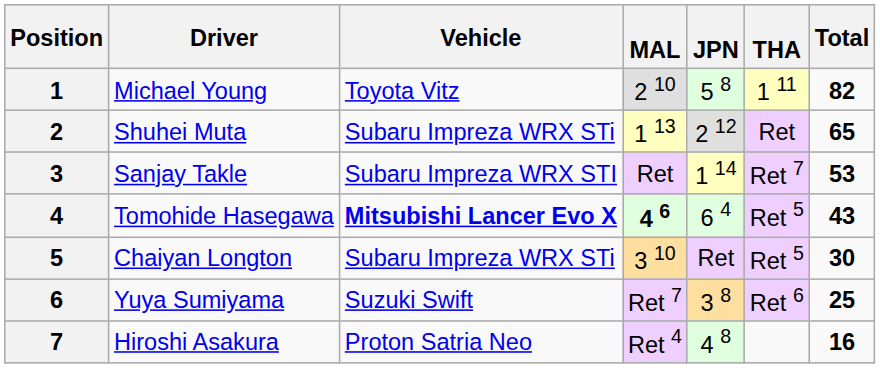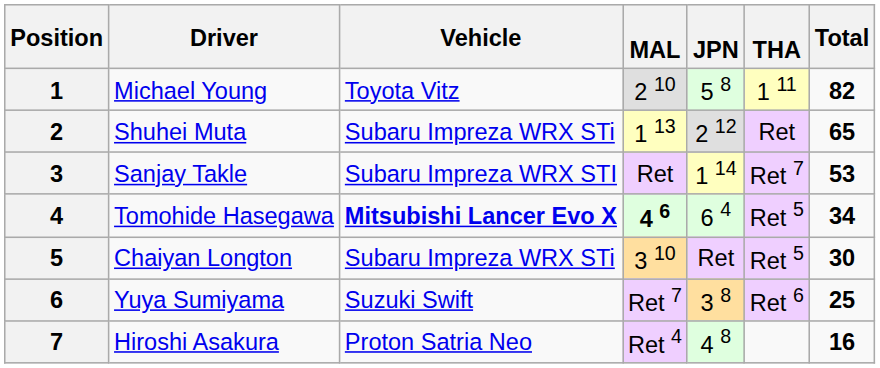(842, 216) 43 -> (842, 216) 34
